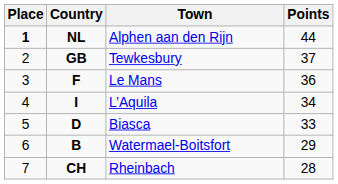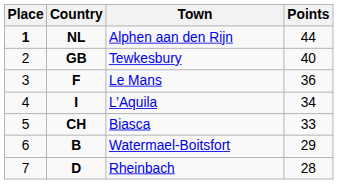(308, 59) 37 -> (308, 59) 40
(76, 124) D -> (76, 124) CH
(76, 168) CH -> (76, 168) D
